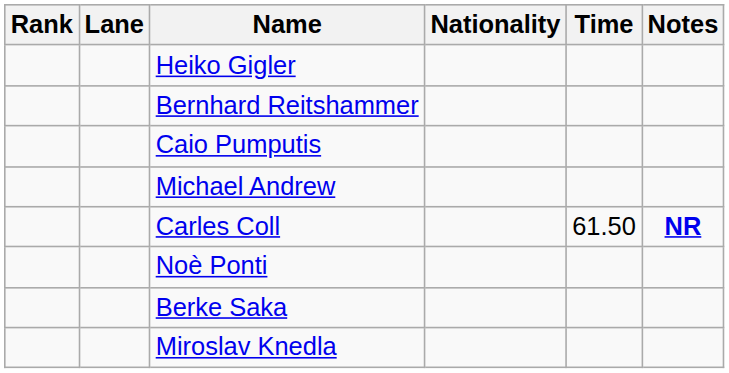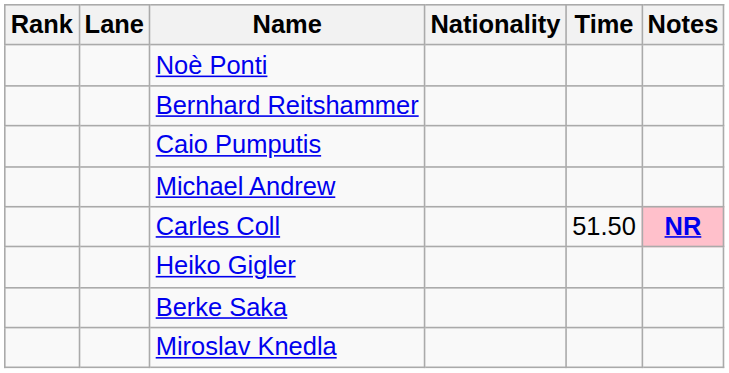rows swapped: (212, 266) <-> (226, 65)
(604, 226) 61.50 -> (604, 226) 51.50
(683, 226) no background -> (683, 226) pink background
